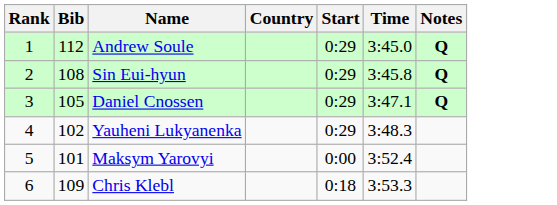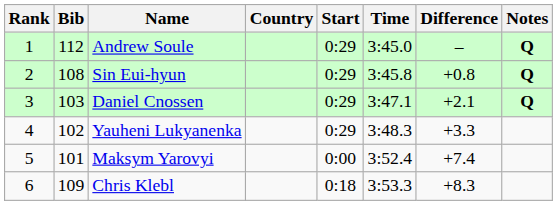+ column: (459, 18)
(71, 102) 105 -> (71, 102) 103
